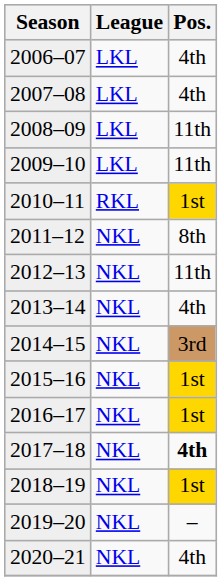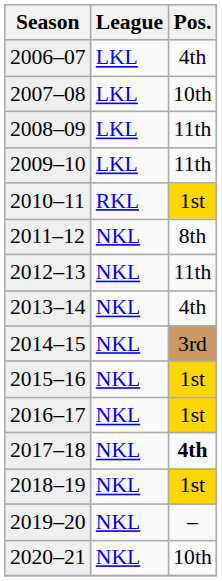(192, 93) 4th -> (193, 93) 10th
(192, 557) 4th -> (193, 557) 10th
